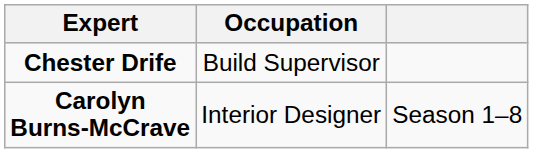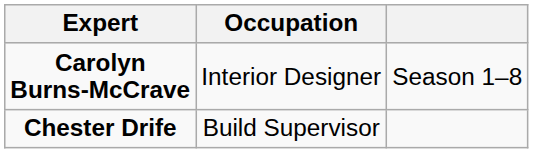rows swapped: (100, 114) <-> (100, 62)
